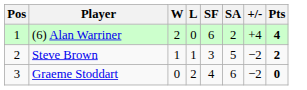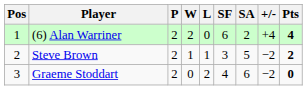+ column: (175, 14)
